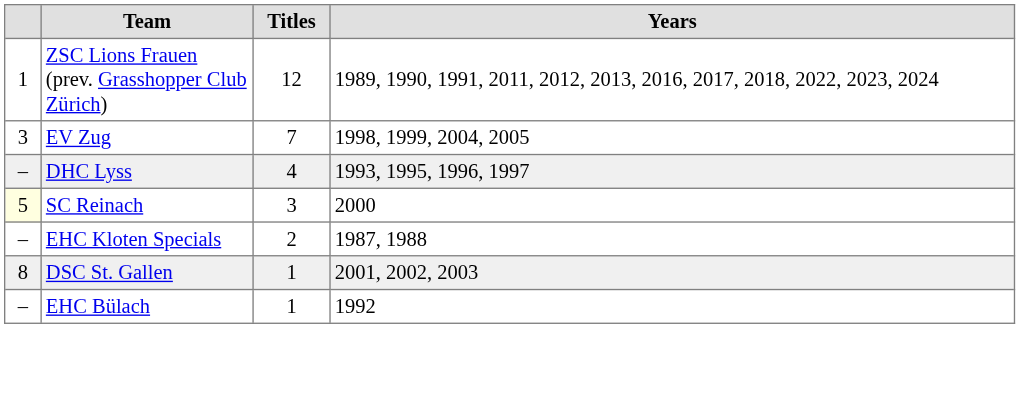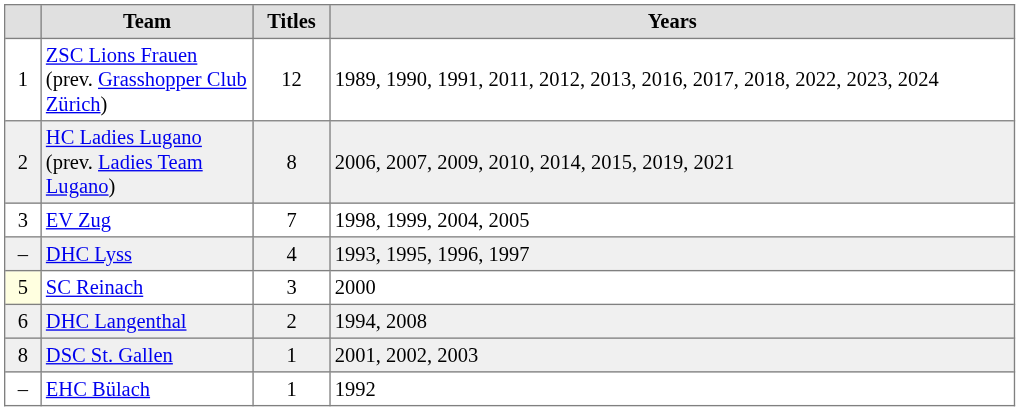+ row: (124, 161)
+ row: (116, 321)
- row: (134, 238)
